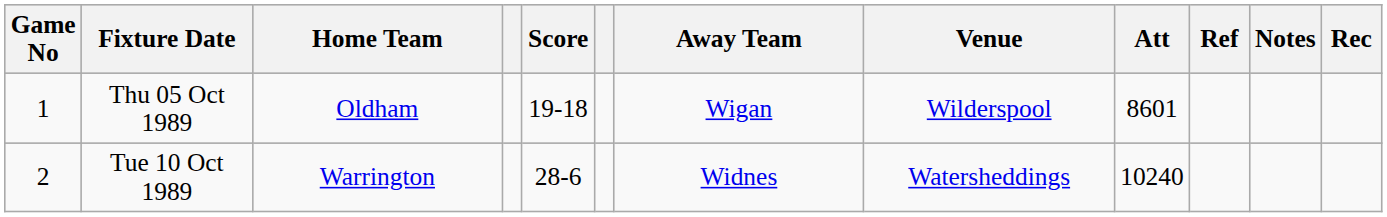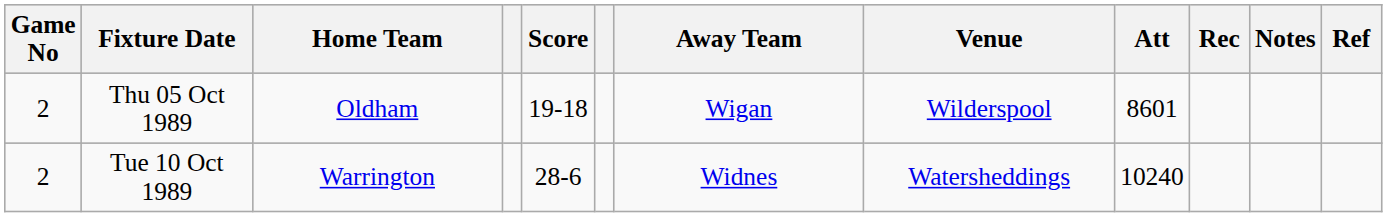columns swapped: (1351, 38) <-> (1219, 38)
(43, 107) 1 -> (43, 107) 2
